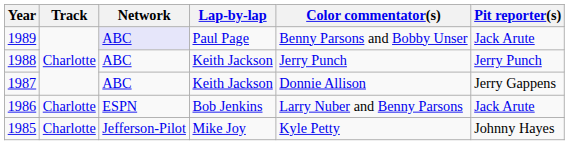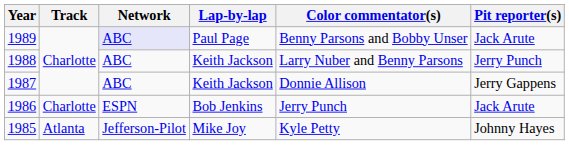(313, 60) Jerry Punch -> (371, 60) Larry Nuber and Benny Parsons
(371, 106) Larry Nuber and Benny Parsons -> (313, 106) Jerry Punch
(69, 128) Charlotte -> (64, 128) Atlanta
